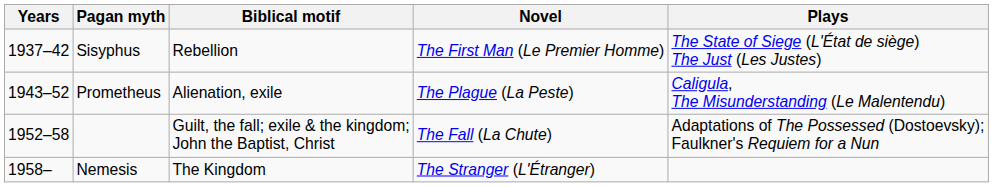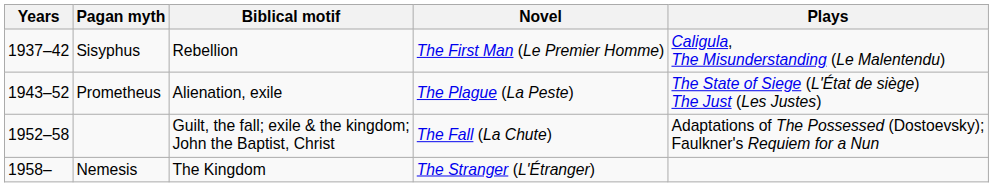(795, 50) The State of Siege (L'État de siège) The Just (Les Justes) -> (808, 50) Caligula, The Misunderstanding (Le Malentendu)
(808, 93) Caligula, The Misunderstanding (Le Malentendu) -> (795, 93) The State of Siege (L'État de siège) The Just (Les Justes)
